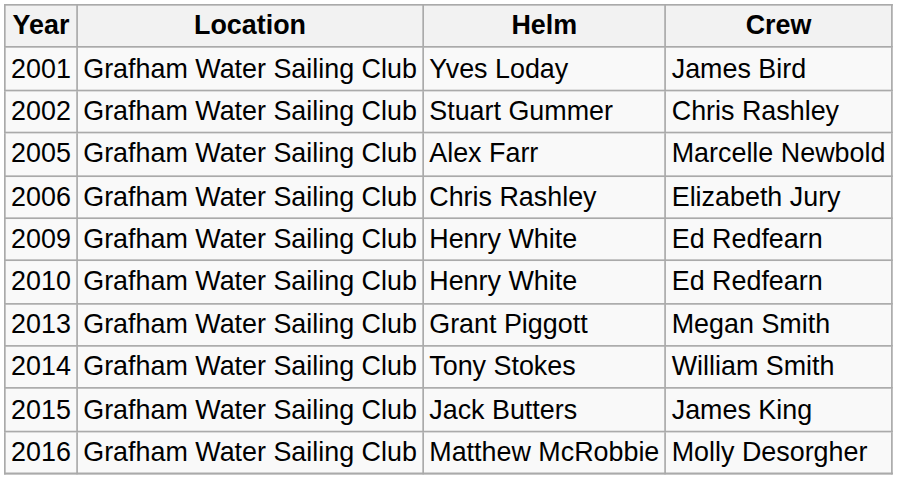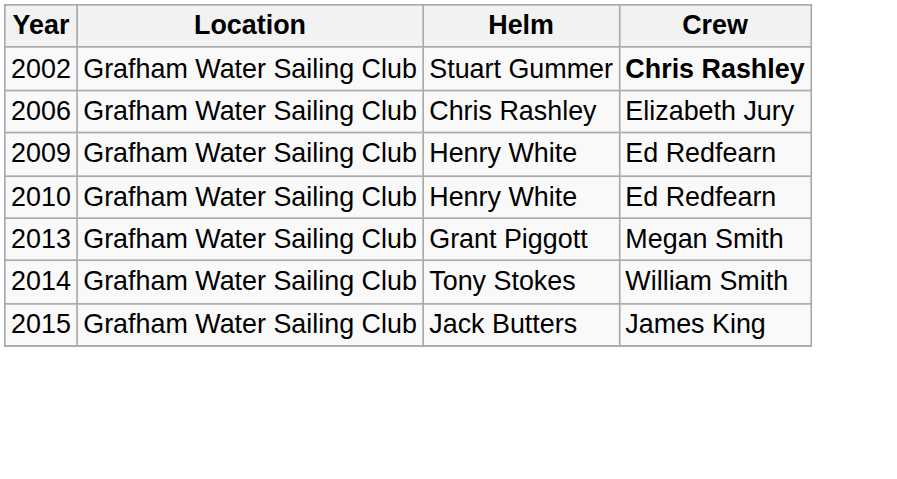- row: (41, 68)
(755, 111) normal -> (715, 68) bold
- row: (41, 153)
- row: (41, 452)
